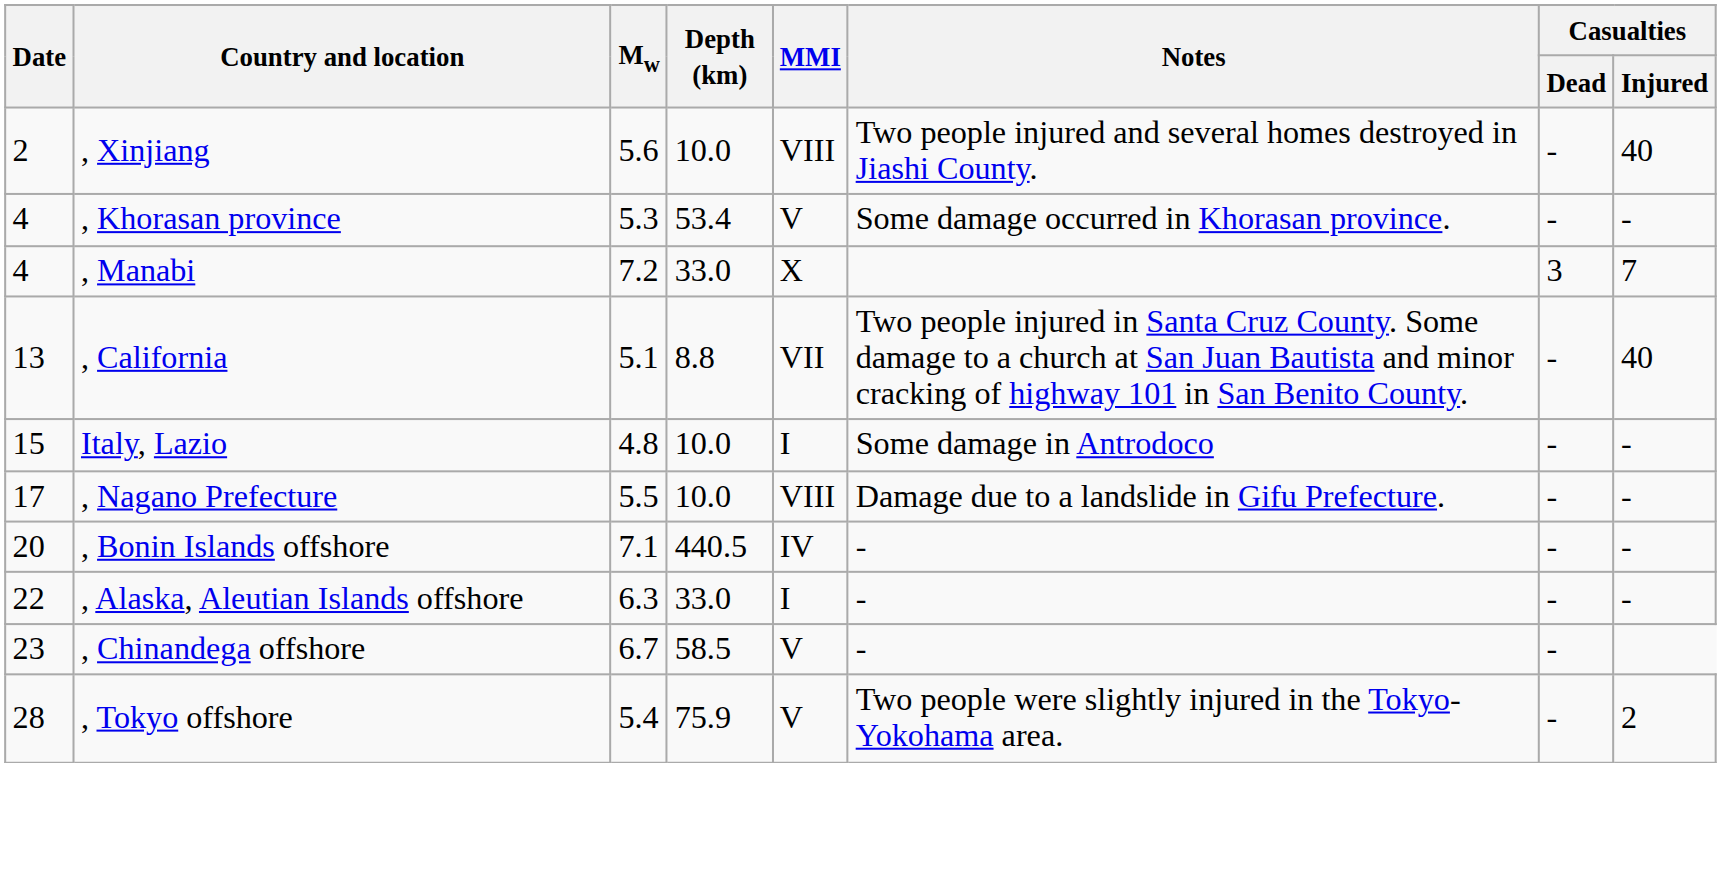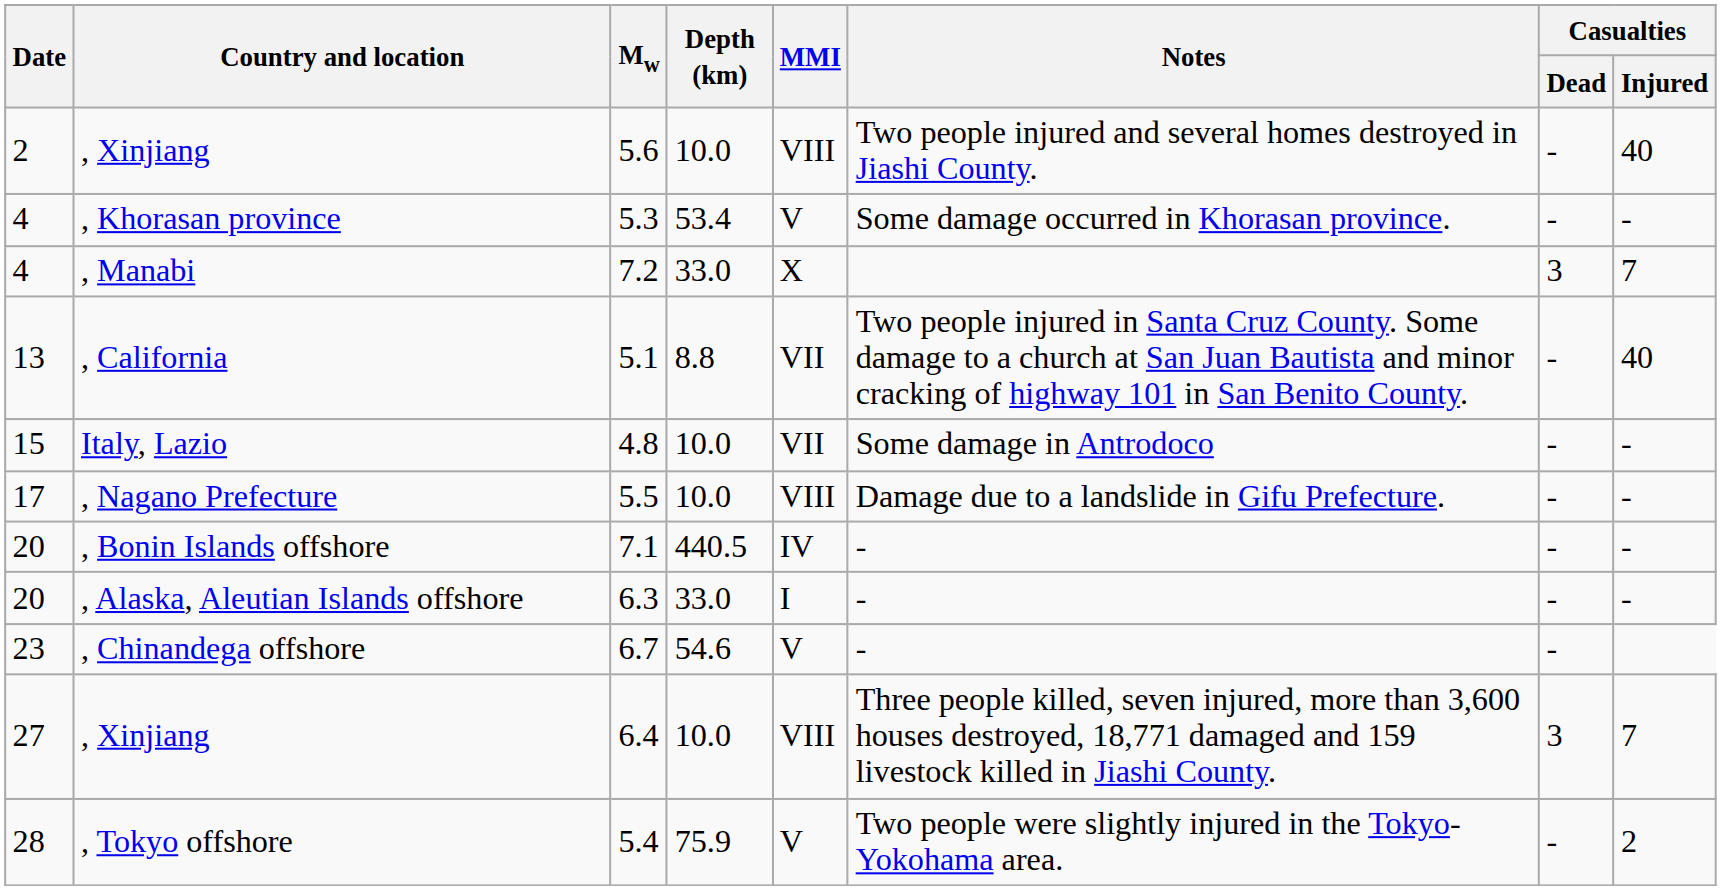(785, 444) I -> (802, 444) VII
(29, 597) 22 -> (29, 597) 20
(703, 648) 58.5 -> (703, 648) 54.6
+ row: (145, 735)
